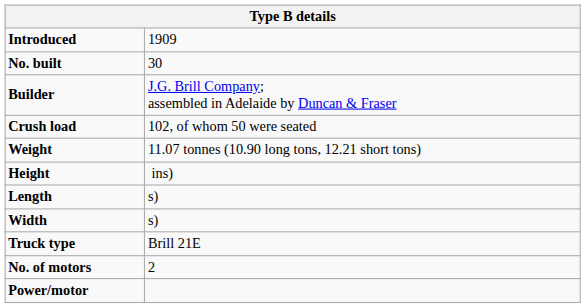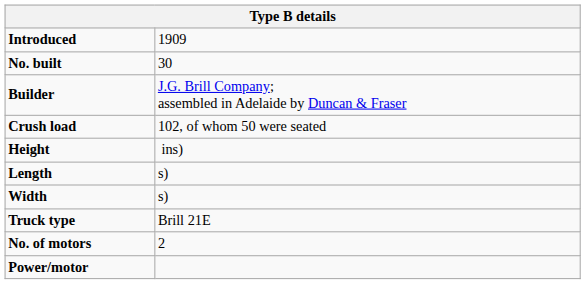- row: (30, 150)
